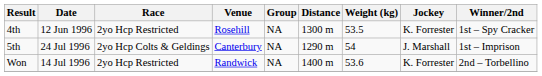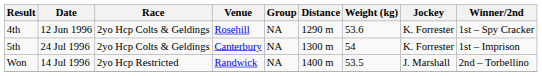(138, 29) 2yo Hcp Restricted -> (153, 29) 2yo Hcp Colts & Geldings
(317, 29) 1300 m -> (317, 29) 1290 m
(354, 29) 53.5 -> (354, 29) 53.6
(317, 46) 1290 m -> (317, 46) 1300 m
(426, 46) J. Marshall -> (428, 46) K. Forrester
(354, 63) 53.6 -> (354, 63) 53.5
(428, 63) K. Forrester -> (426, 63) J. Marshall
